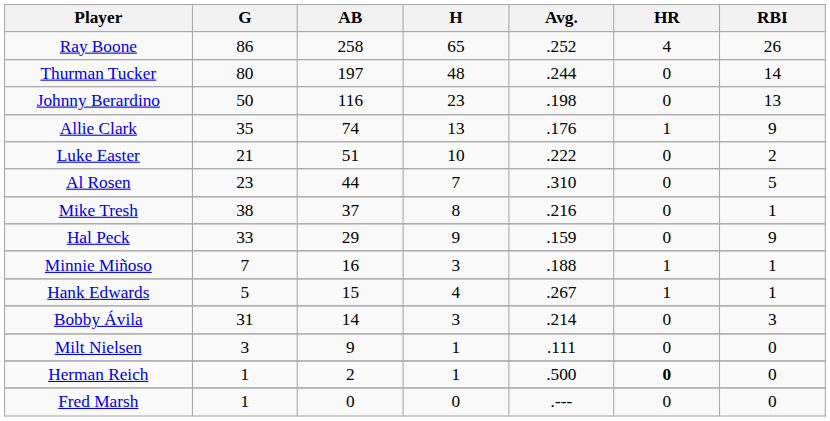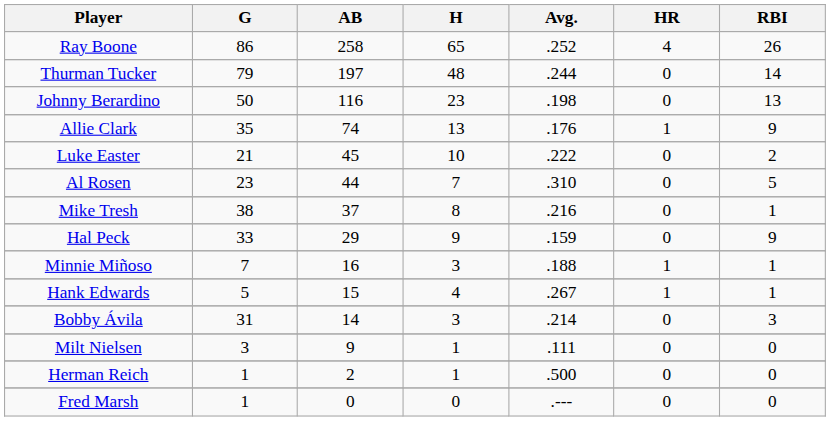(245, 73) 80 -> (245, 73) 79
(350, 155) 51 -> (350, 155) 45
(667, 374) bold -> (667, 374) normal
